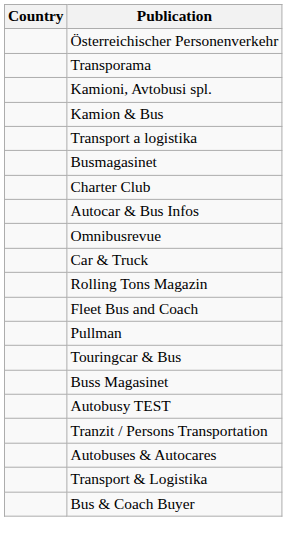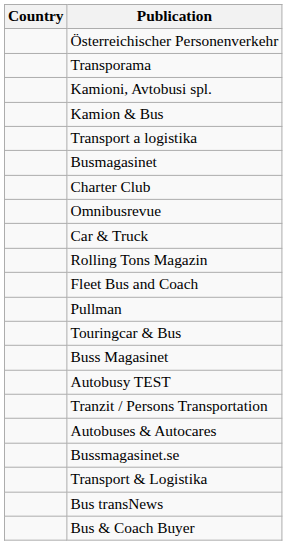- row: (135, 211)
+ row: (125, 455)
+ row: (117, 503)
